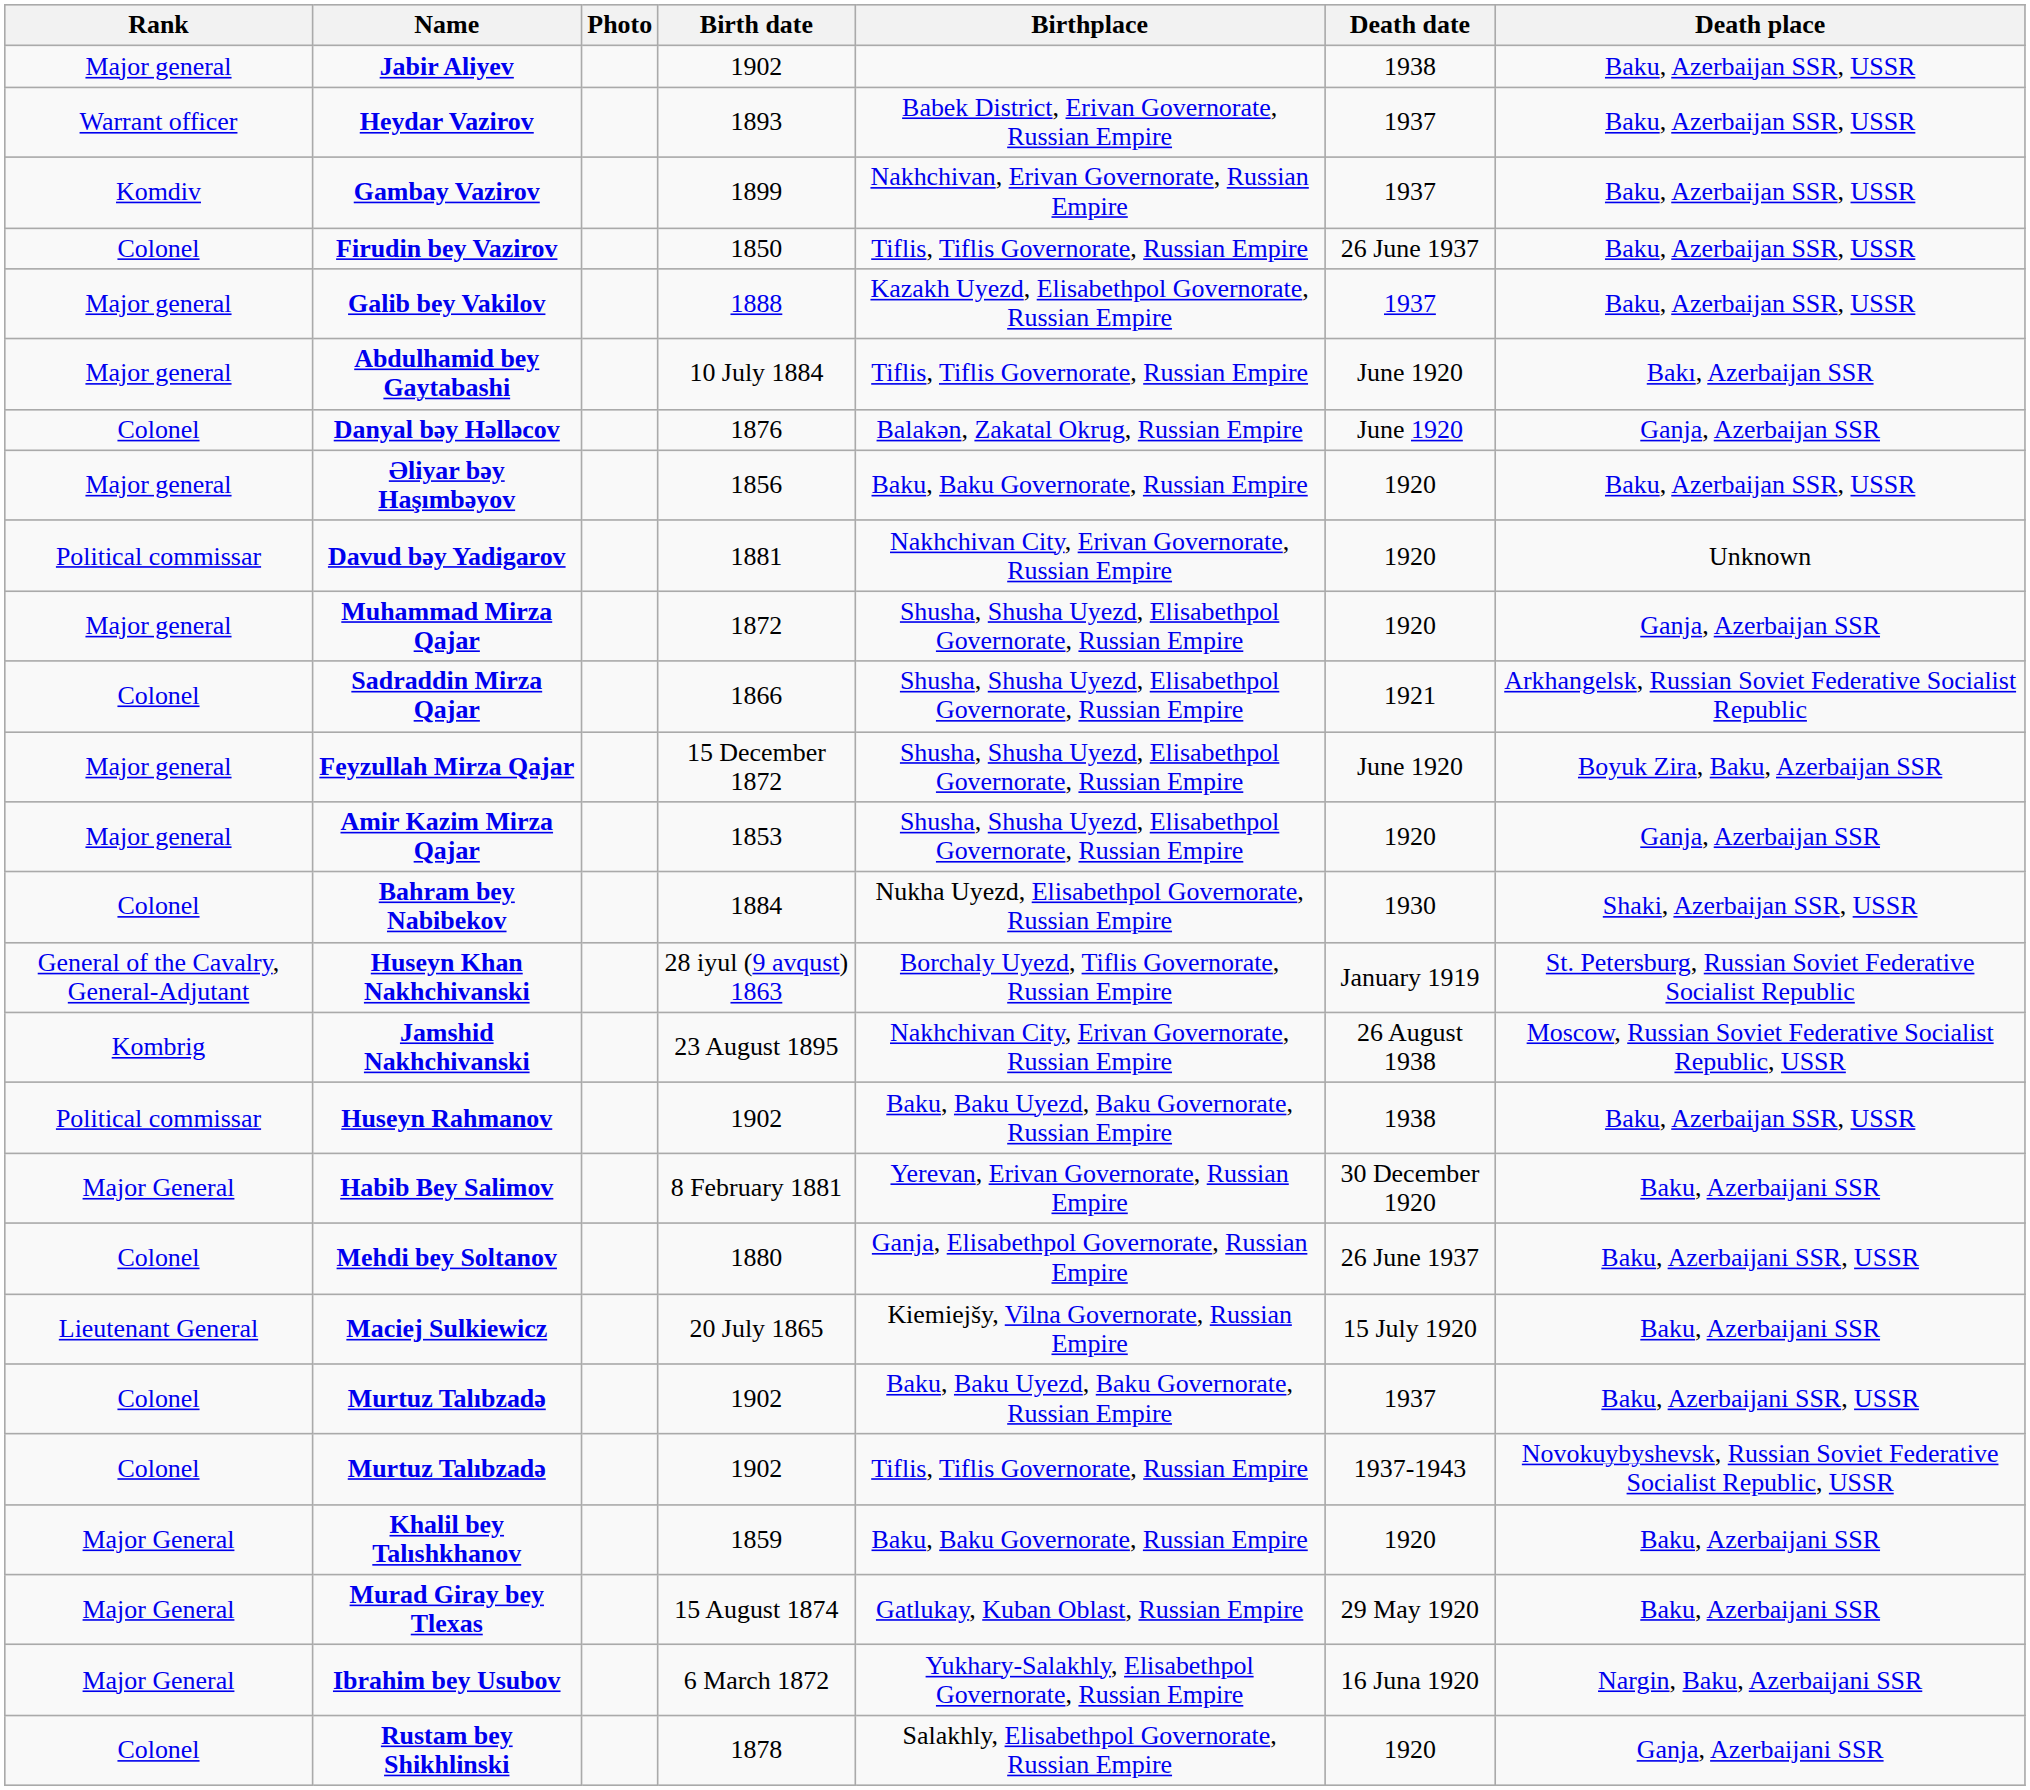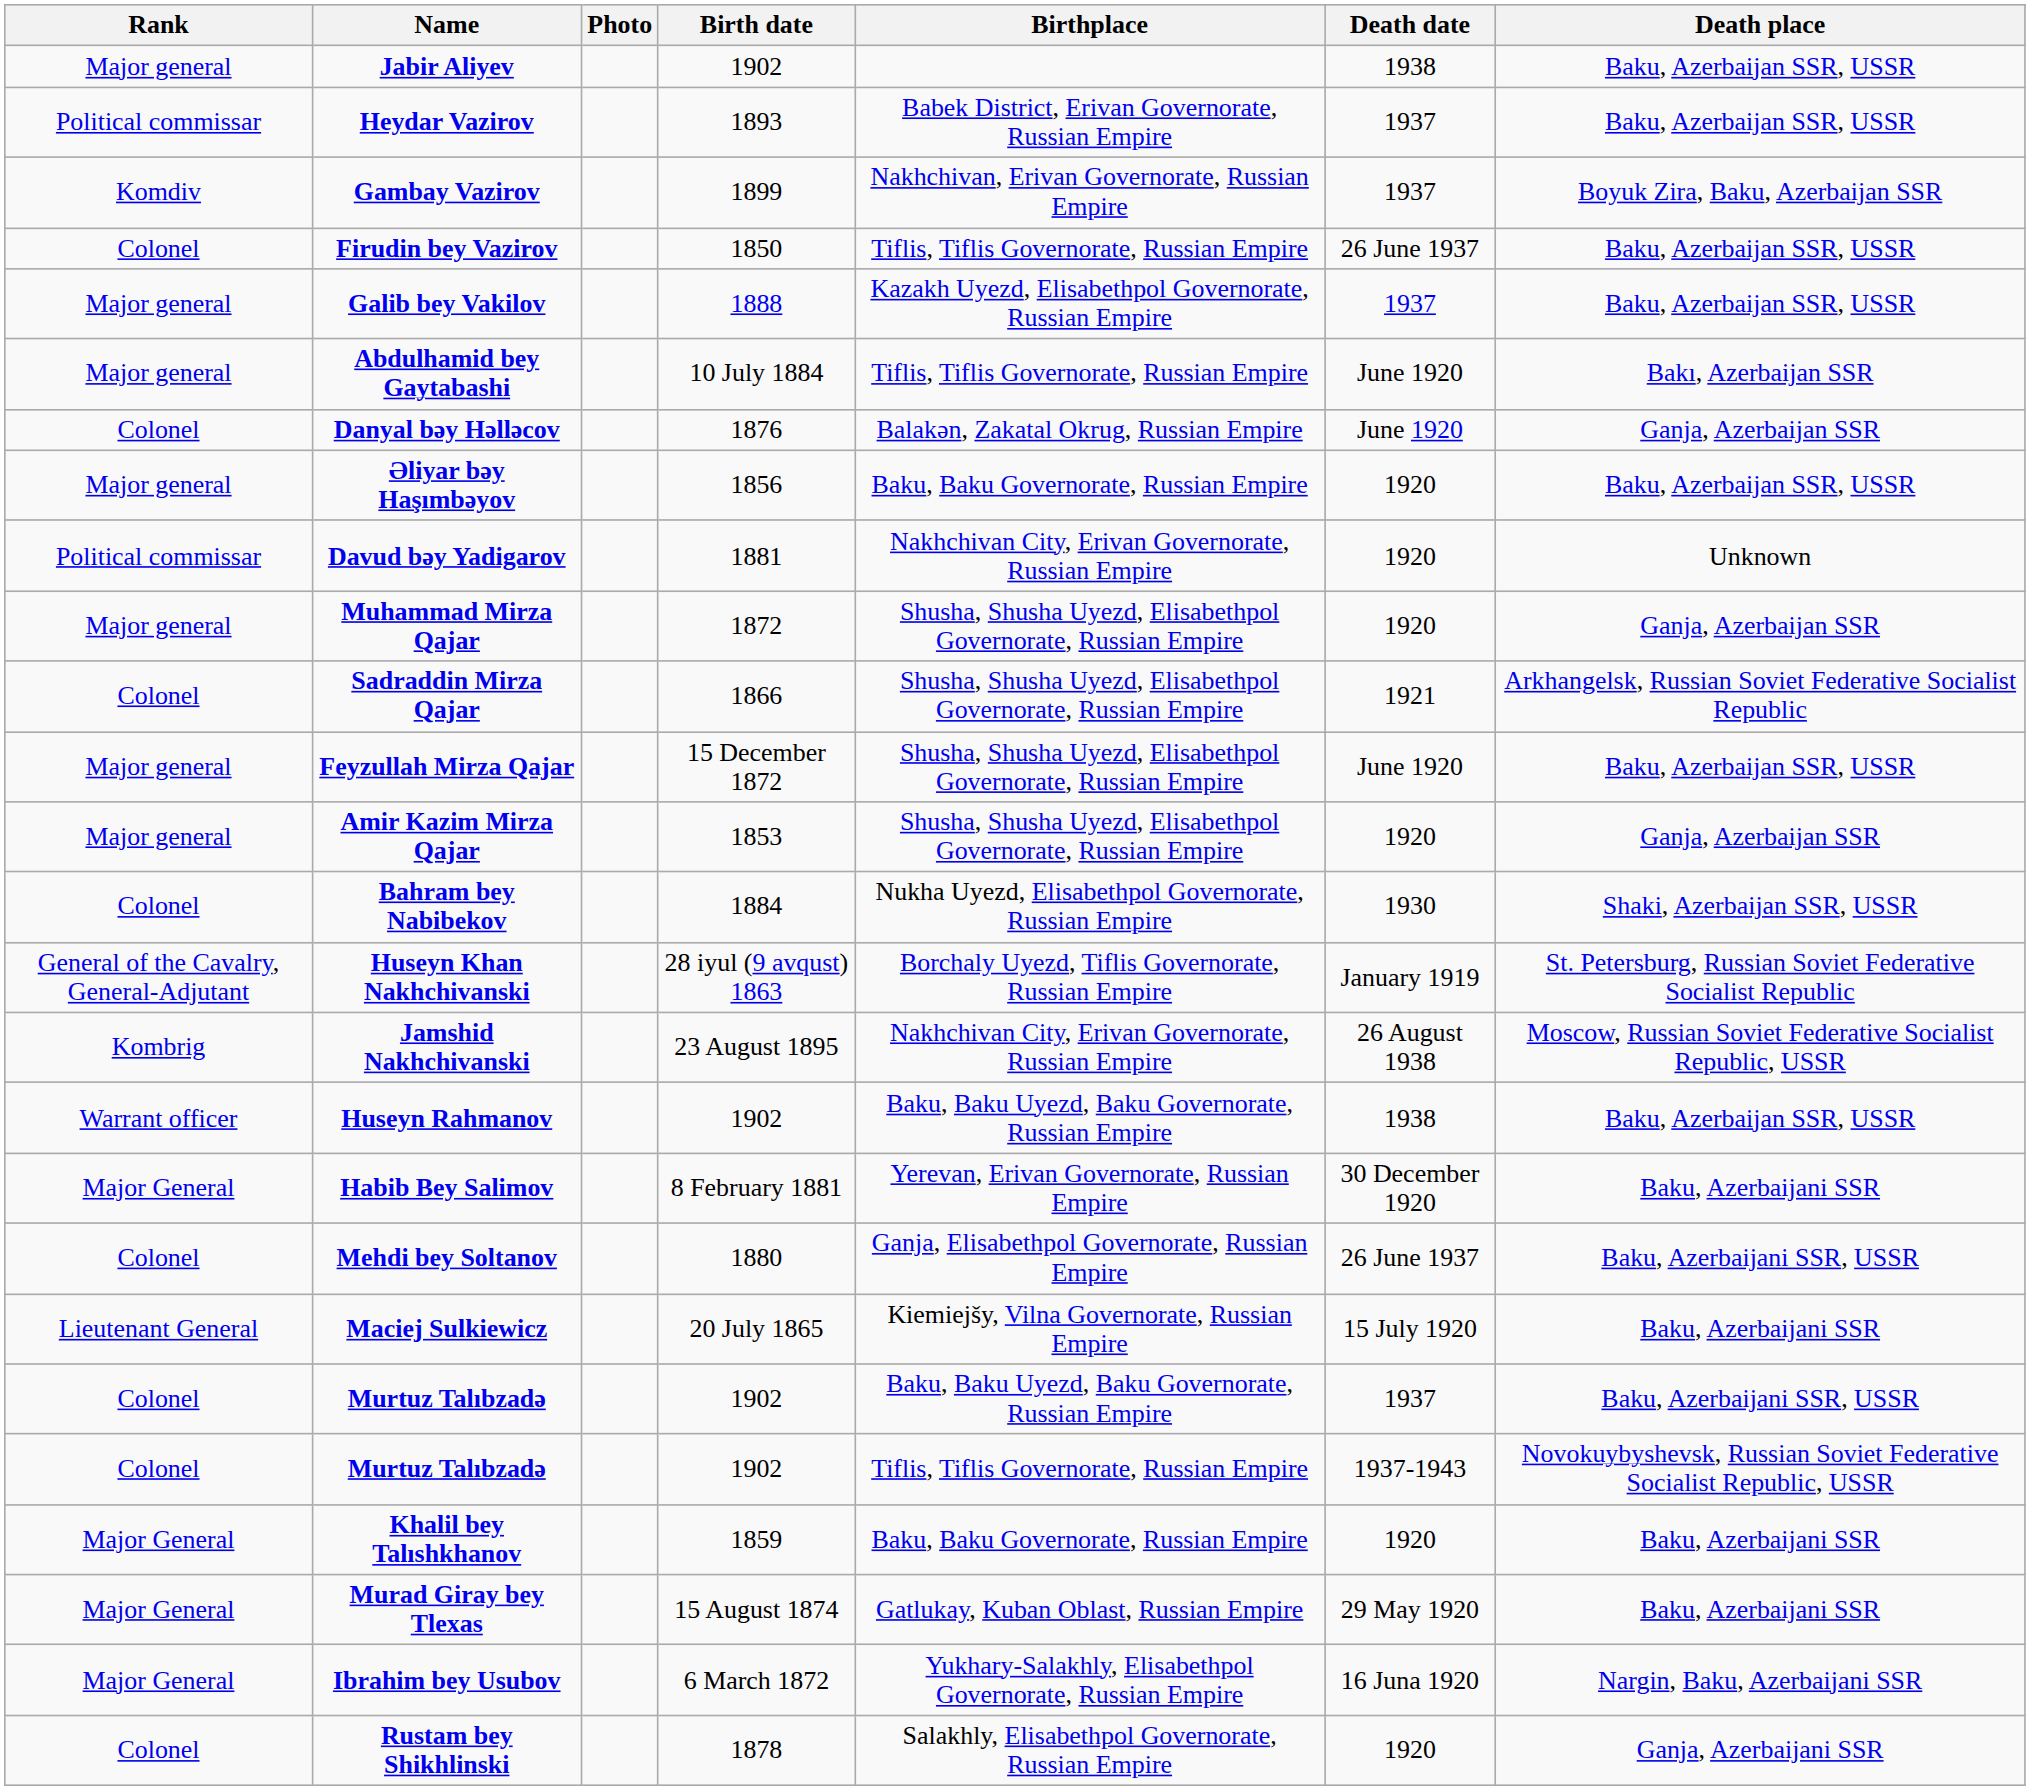(159, 121) Warrant officer -> (159, 121) Political commissar
(1760, 192) Baku, Azerbaijan SSR, USSR -> (1760, 192) Boyuk Zira, Baku, Azerbaijan SSR
(1760, 766) Boyuk Zira, Baku, Azerbaijan SSR -> (1760, 766) Baku, Azerbaijan SSR, USSR
(159, 1117) Political commissar -> (159, 1117) Warrant officer
